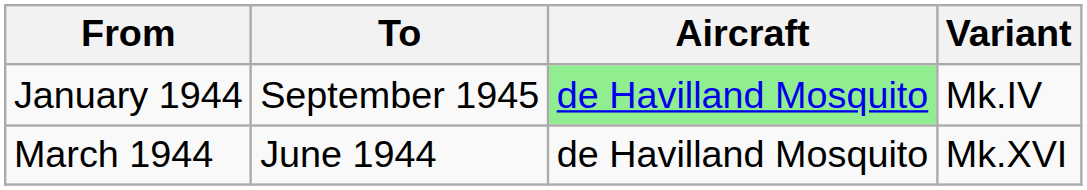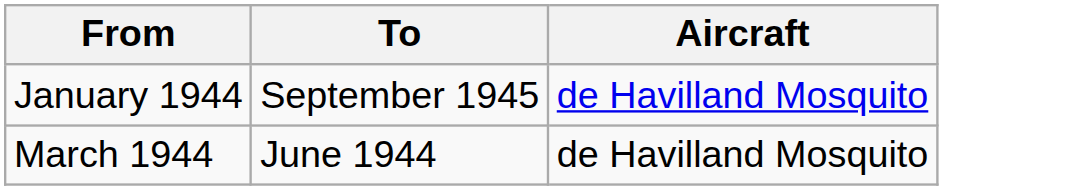- column: (1009, 34)
(743, 94) lightgreen background -> (743, 94) no background
